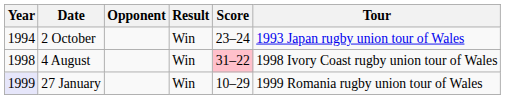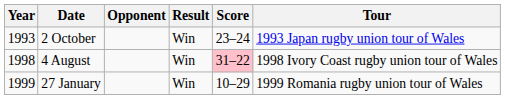(21, 38) 1994 -> (21, 38) 1993
(21, 83) lavender background -> (21, 83) no background
